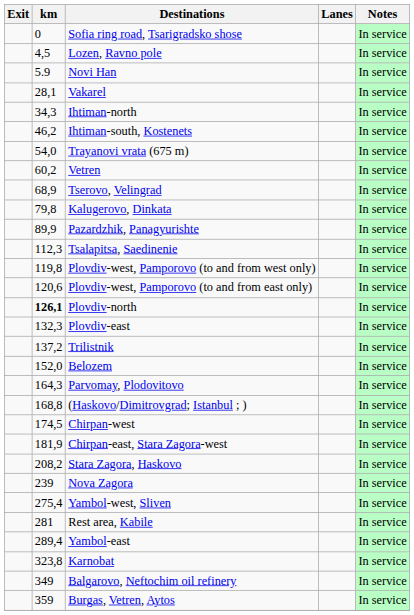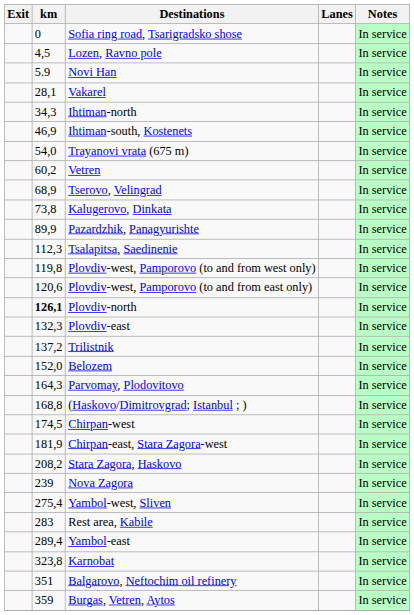(46, 131) 46,2 -> (46, 131) 46,9
(46, 209) 79,8 -> (46, 209) 73,8
(44, 522) 281 -> (44, 522) 283
(44, 580) 349 -> (44, 580) 351
